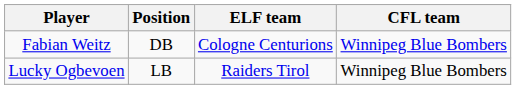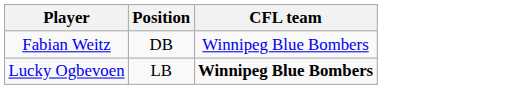- column: (265, 17)
(424, 71) normal -> (286, 71) bold
